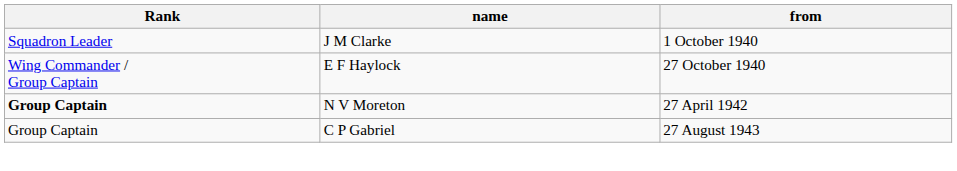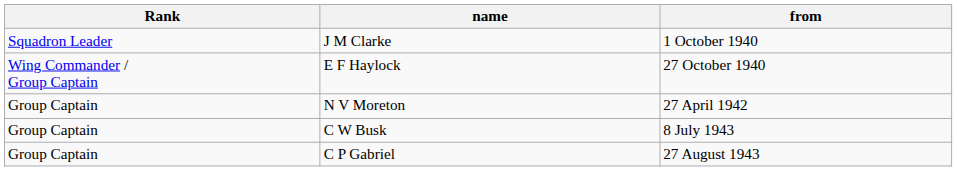(57, 105) bold -> (53, 105) normal
+ row: (355, 130)
